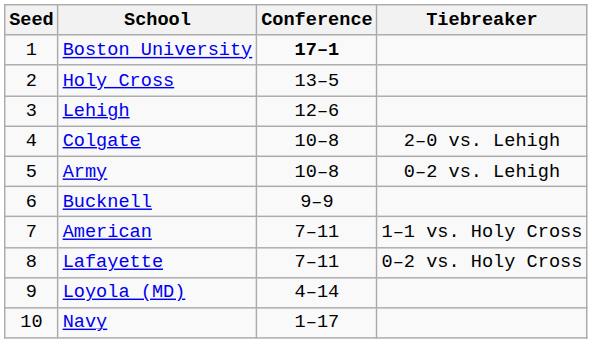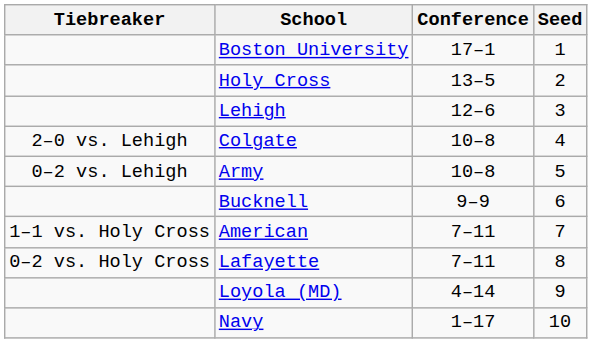columns swapped: (31, 20) <-> (482, 20)
(317, 50) bold -> (473, 50) normal
